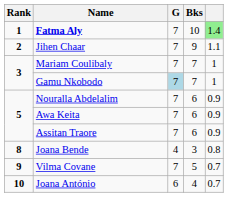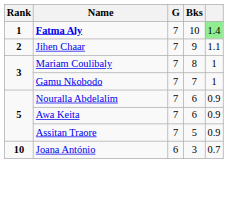(194, 64) 7 -> (194, 64) 8
(176, 81) lightblue background -> (176, 81) no background
(194, 133) 6 -> (194, 133) 5
- row: (62, 150)
- row: (66, 167)
(194, 184) 4 -> (194, 150) 3
